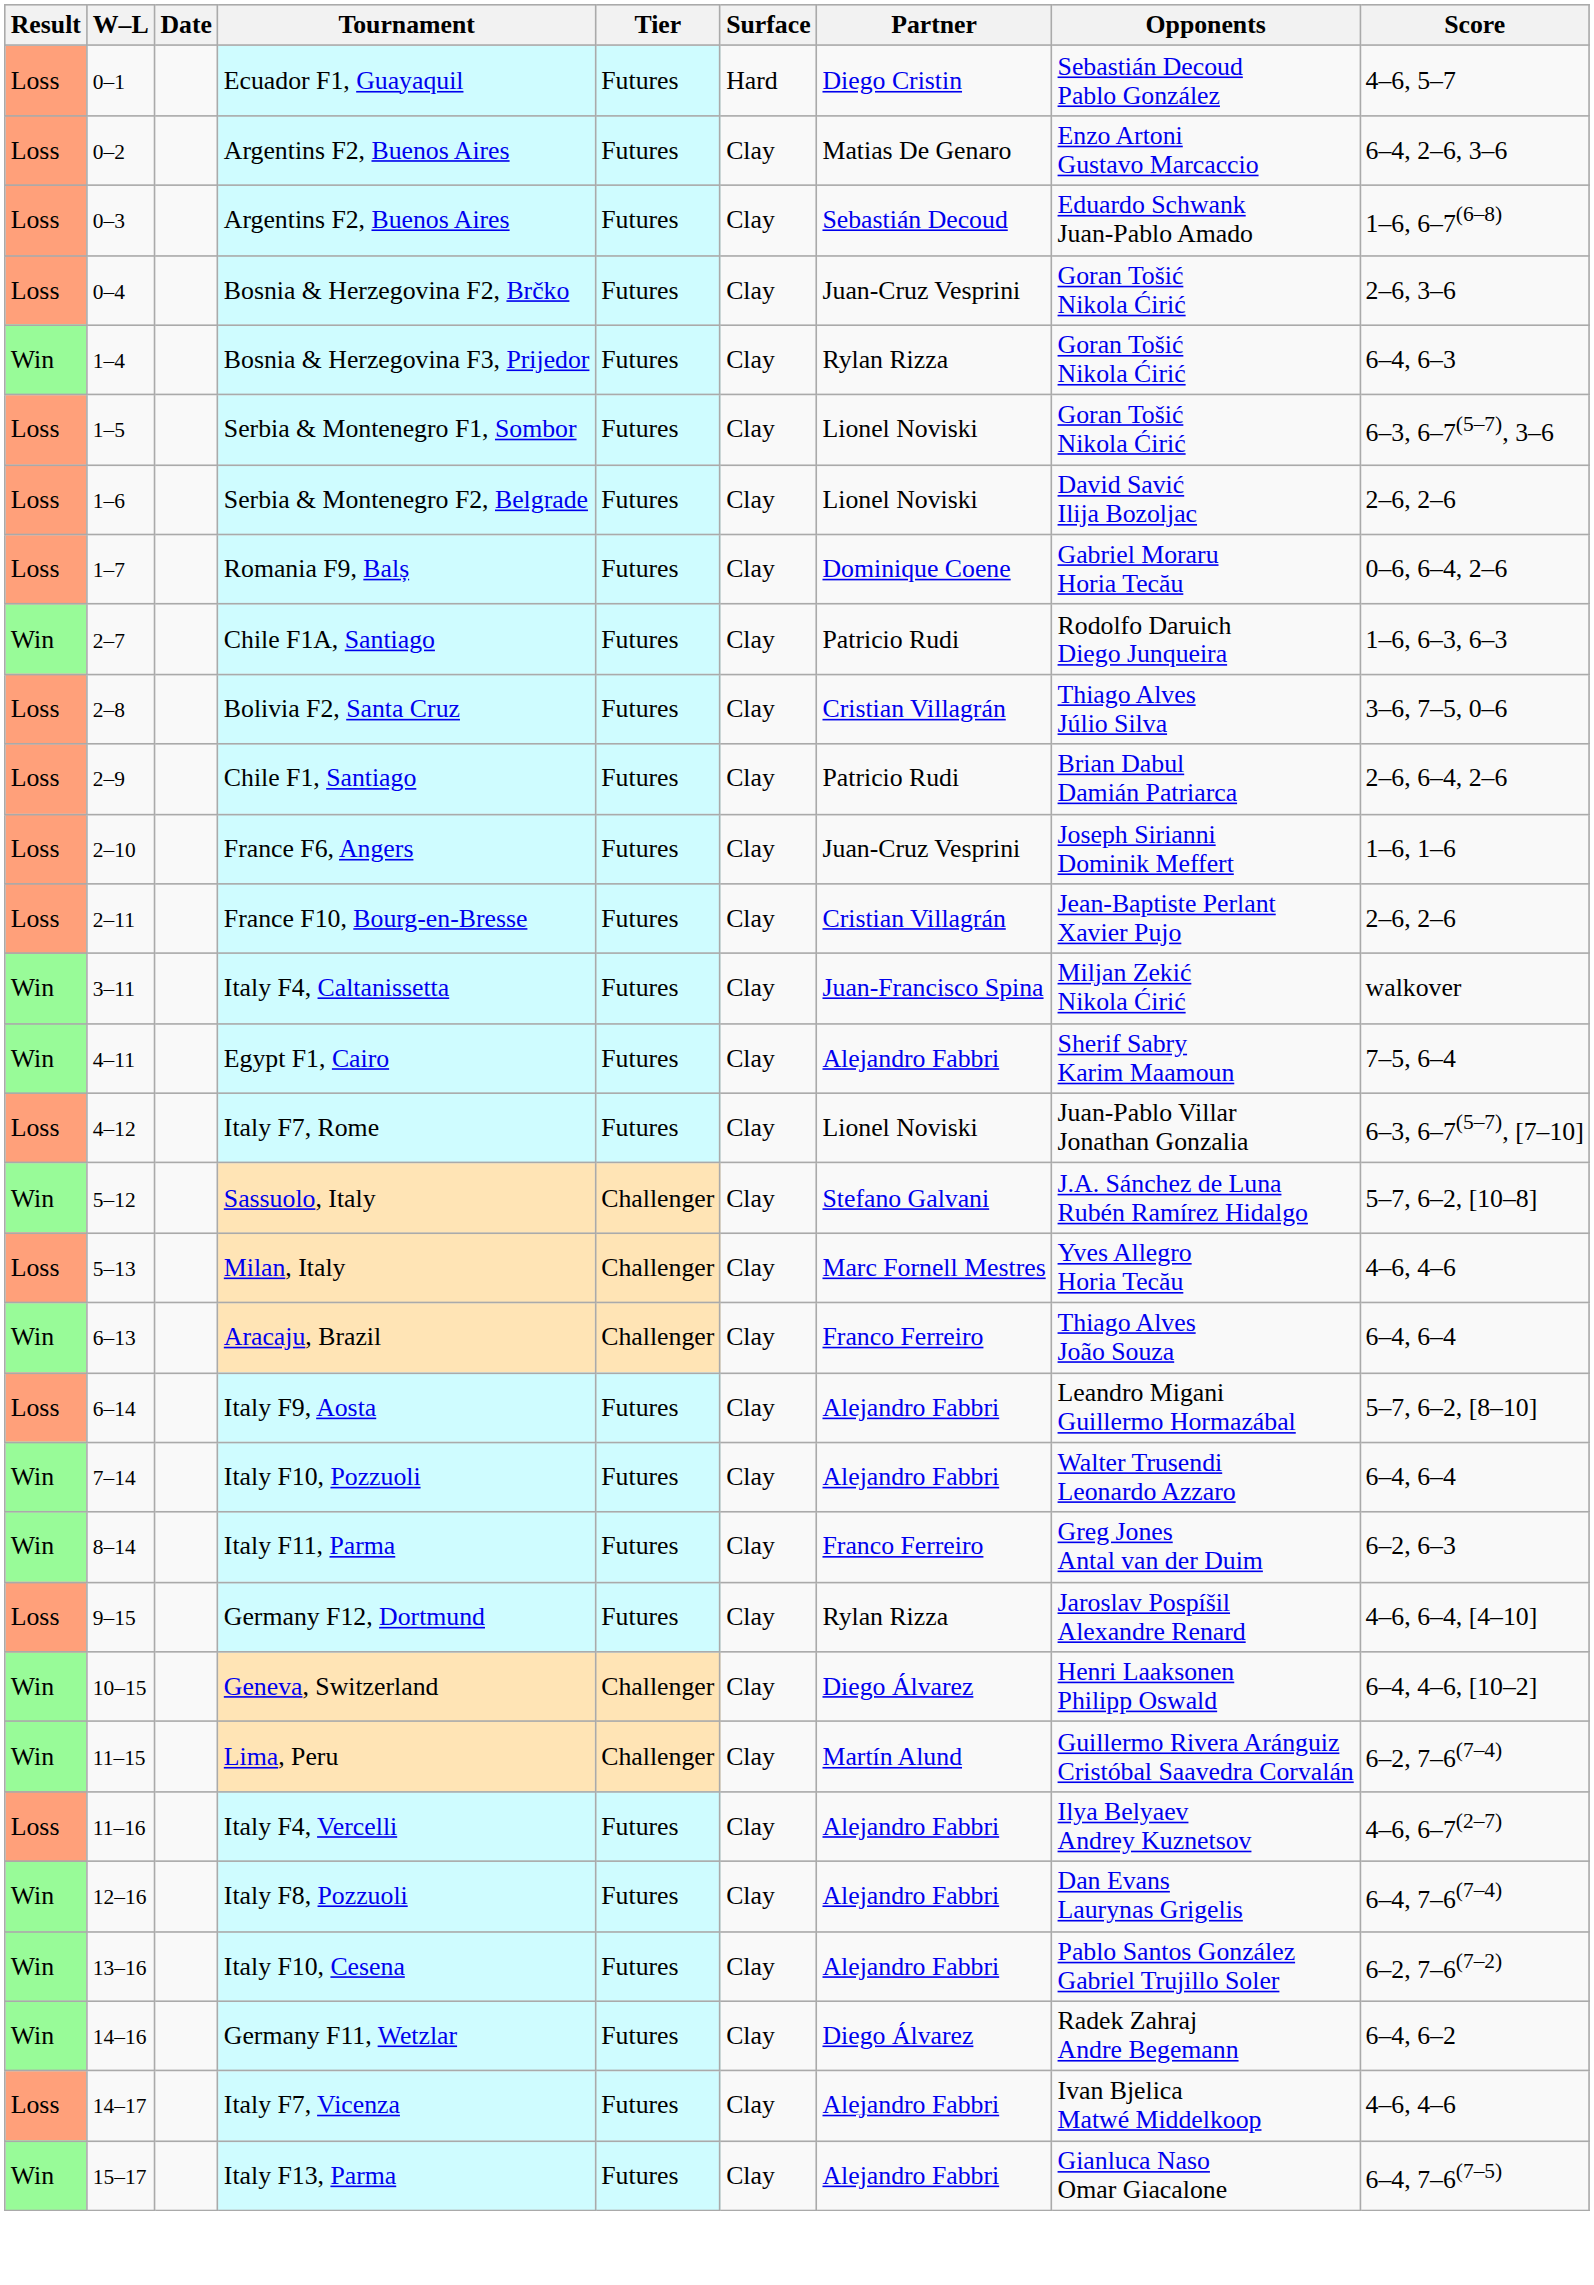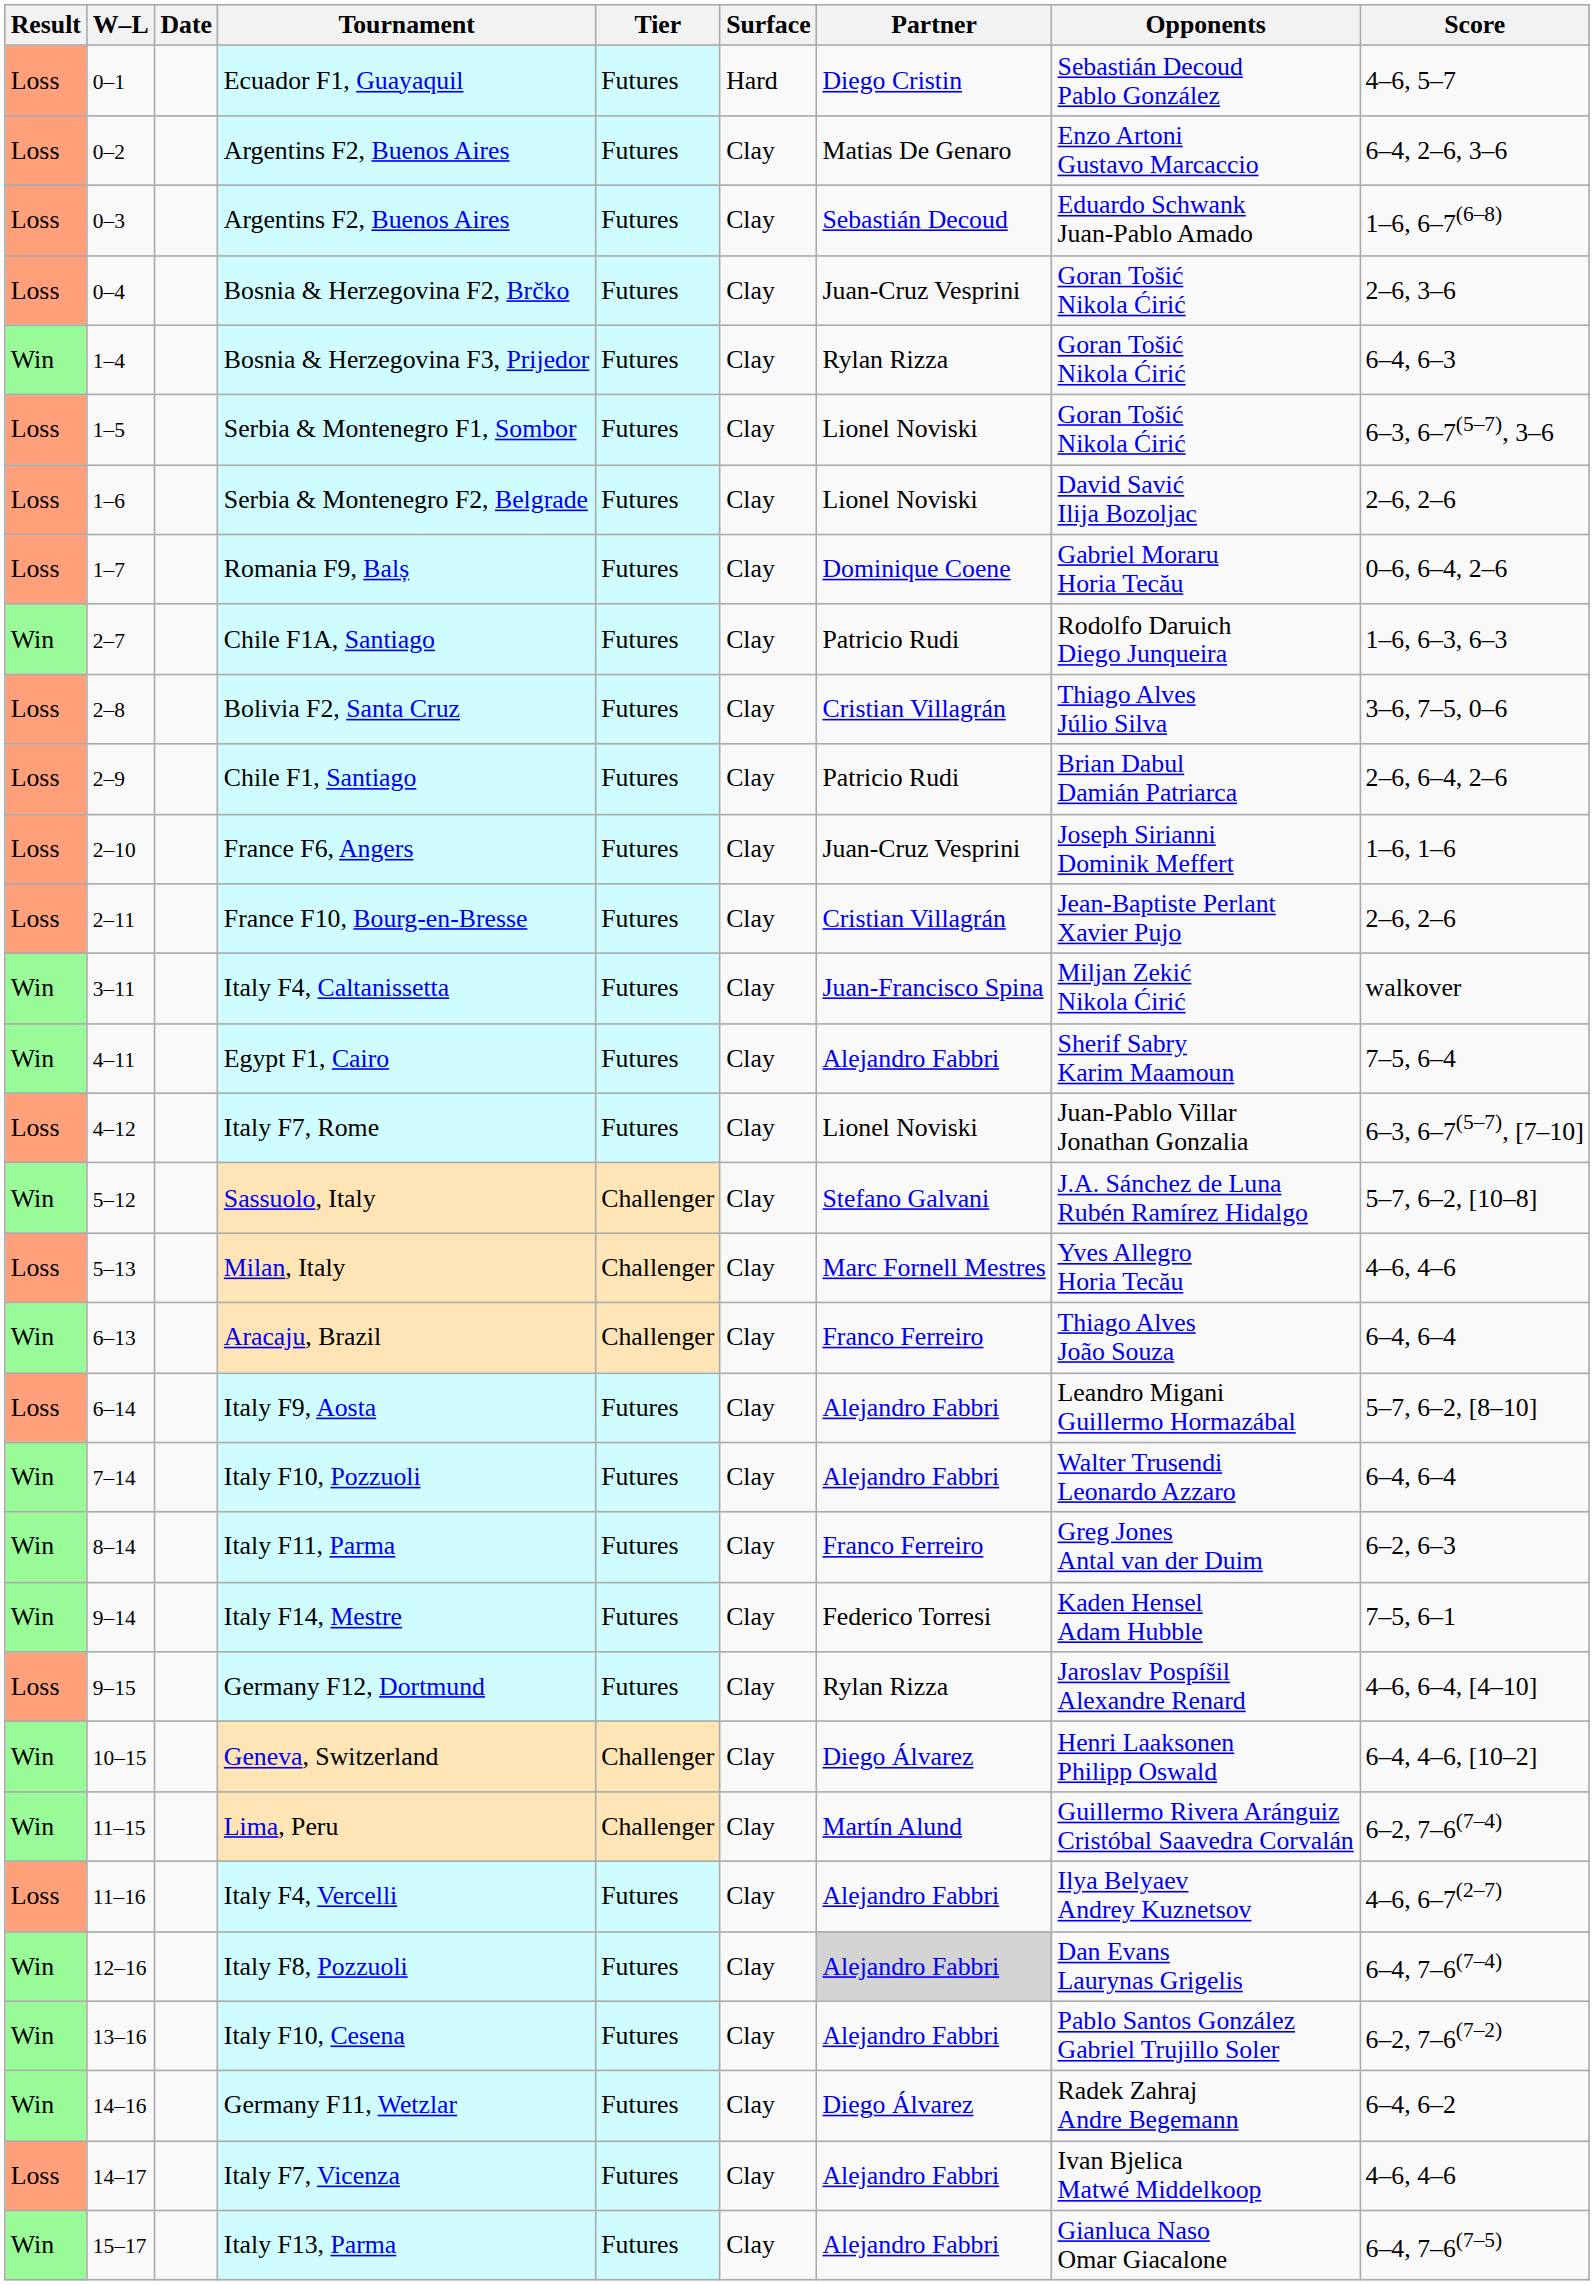+ row: (114, 1618)
(911, 1895) no background -> (911, 1965) lightgrey background
